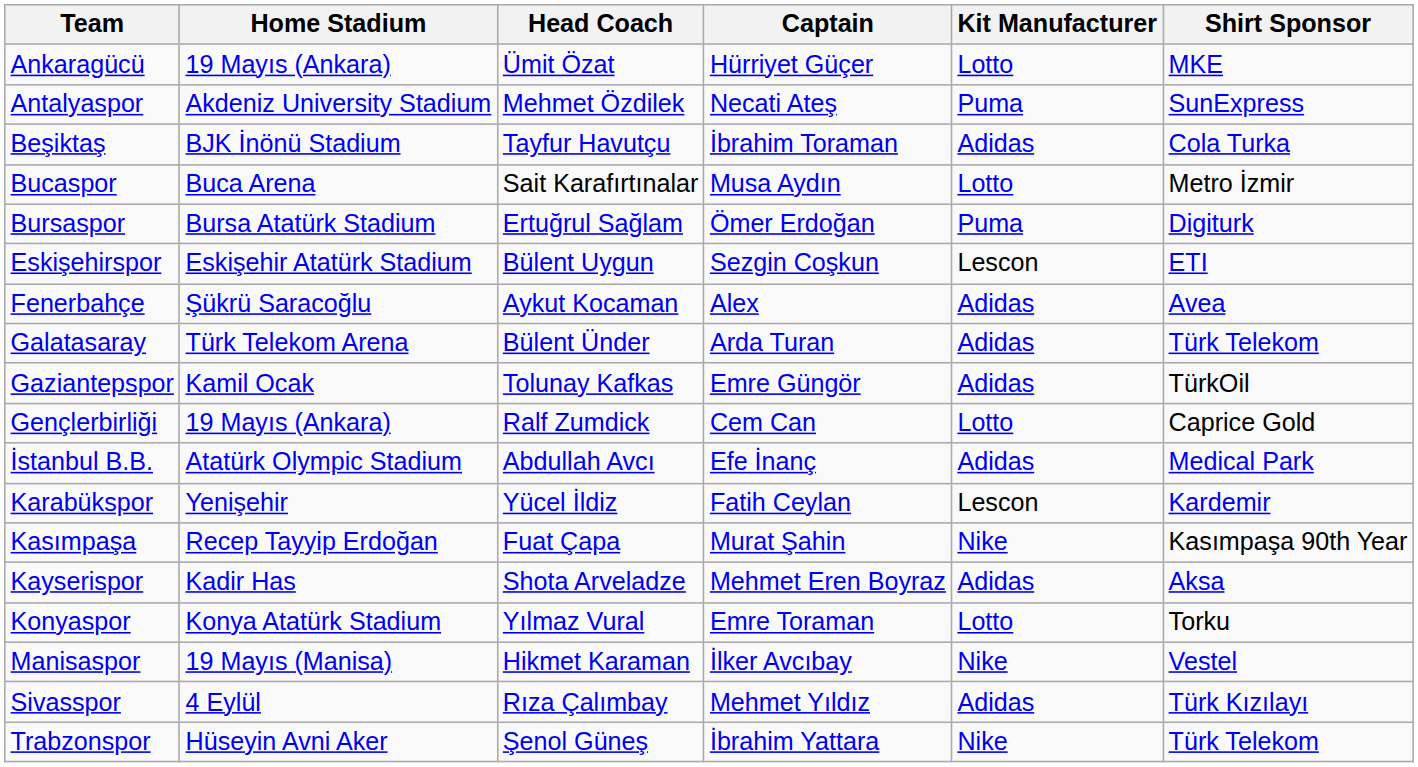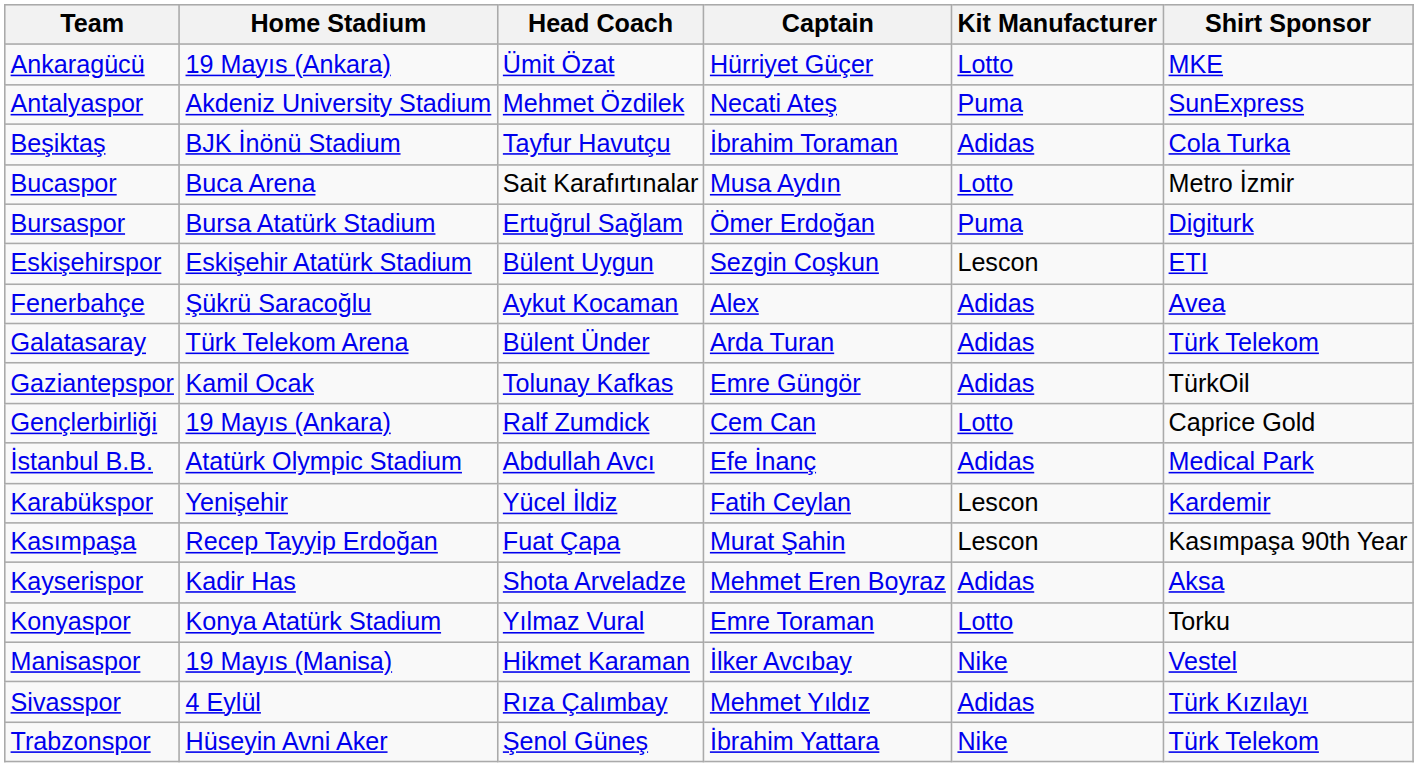(983, 542) Nike -> (998, 542) Lescon
